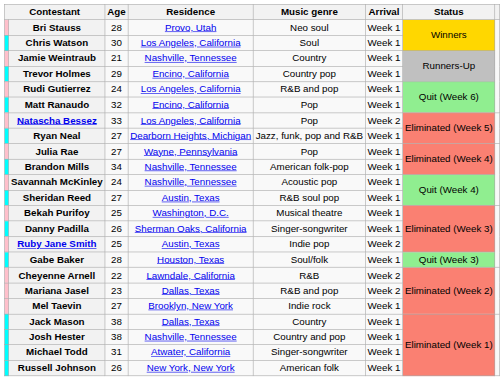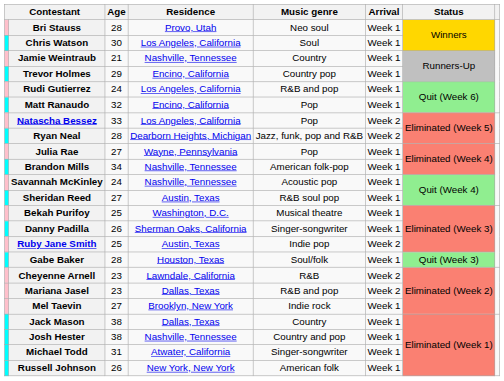(116, 136) 27 -> (116, 136) 28
(384, 136) Week 1 -> (384, 136) Week 2
(116, 275) 22 -> (116, 275) 23
